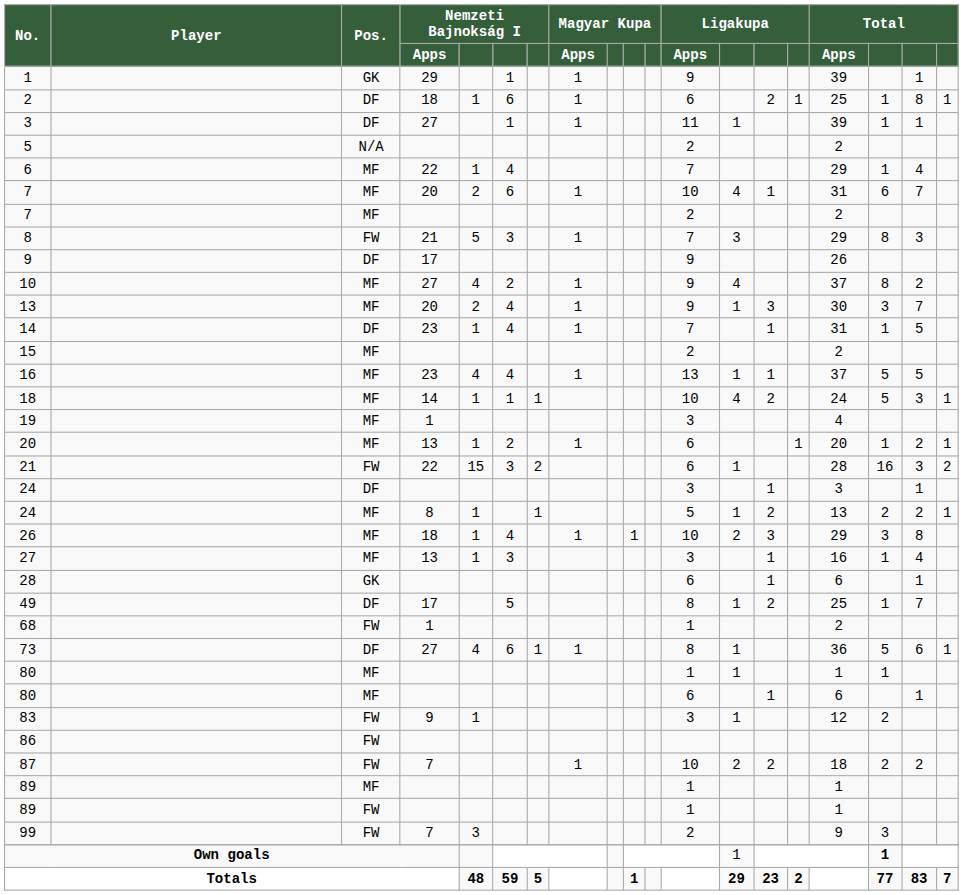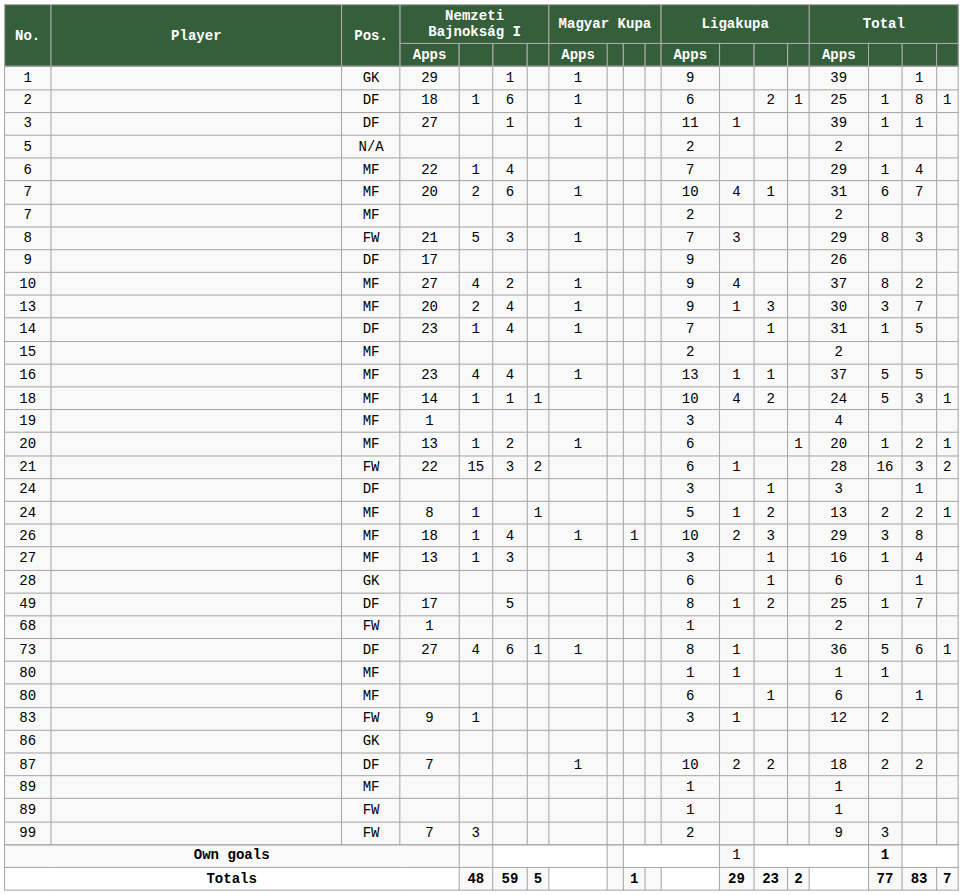(371, 742) FW -> (371, 742) GK
(371, 764) FW -> (371, 764) DF
